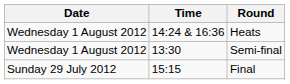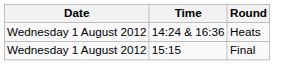- row: (256, 50)
(62, 69) Sunday 29 July 2012 -> (77, 50) Wednesday 1 August 2012
